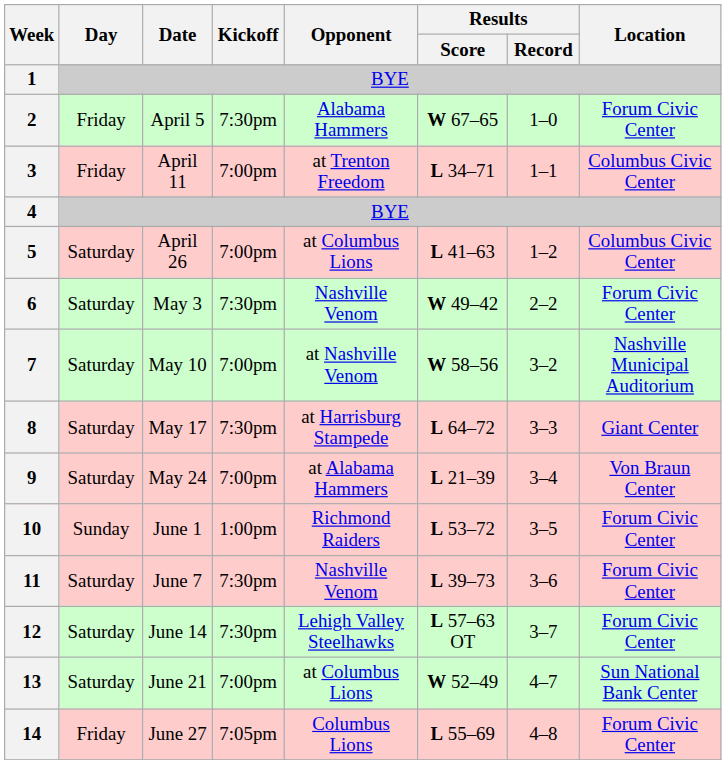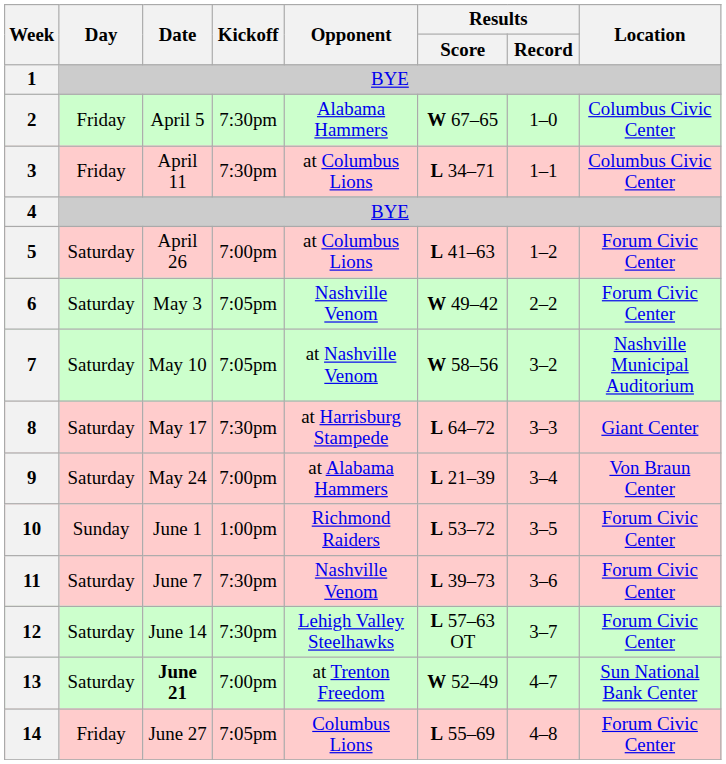(650, 119) Forum Civic Center -> (650, 119) Columbus Civic Center
(248, 171) 7:00pm -> (248, 171) 7:30pm
(351, 171) at Trenton Freedom -> (351, 171) at Columbus Lions
(650, 252) Columbus Civic Center -> (650, 252) Forum Civic Center
(248, 303) 7:30pm -> (248, 303) 7:05pm
(248, 365) 7:00pm -> (248, 365) 7:05pm
(178, 682) normal -> (178, 682) bold
(351, 682) at Columbus Lions -> (351, 682) at Trenton Freedom
